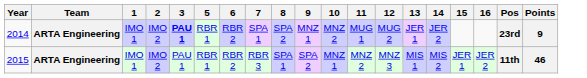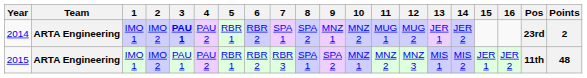+ column: (206, 12)
(540, 33) 9 -> (564, 33) 2
(540, 60) 46 -> (564, 60) 48
